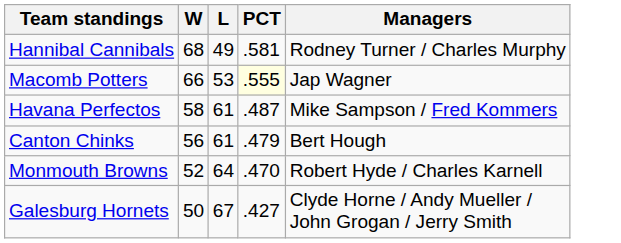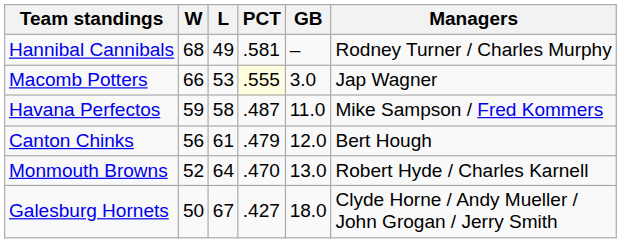+ column: (308, 19)
(193, 110) 58 -> (193, 110) 59
(223, 110) 61 -> (223, 110) 58
